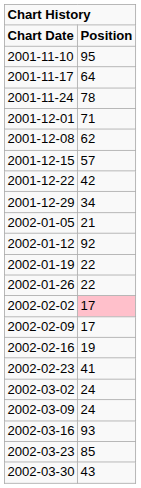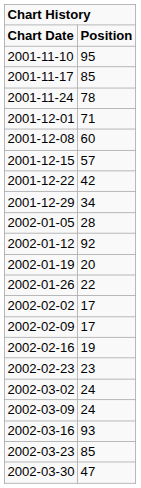(88, 77) 64 -> (88, 77) 85
(88, 139) 62 -> (88, 139) 60
(88, 222) 21 -> (88, 222) 28
(88, 264) 22 -> (88, 264) 20
(88, 306) pink background -> (88, 306) no background
(88, 368) 41 -> (88, 368) 23
(88, 472) 43 -> (88, 472) 47
